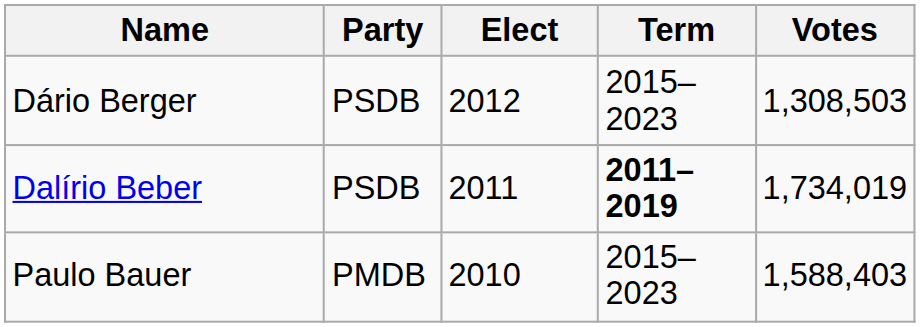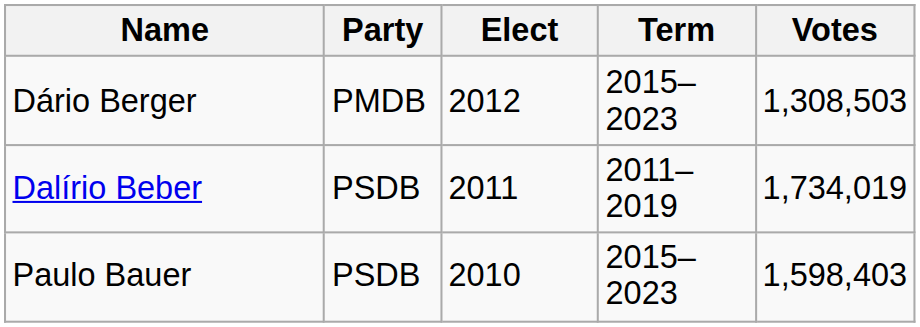(376, 100) PSDB -> (379, 100) PMDB
(650, 188) bold -> (649, 188) normal
(379, 276) PMDB -> (376, 276) PSDB
(835, 276) 1,588,403 -> (835, 276) 1,598,403
